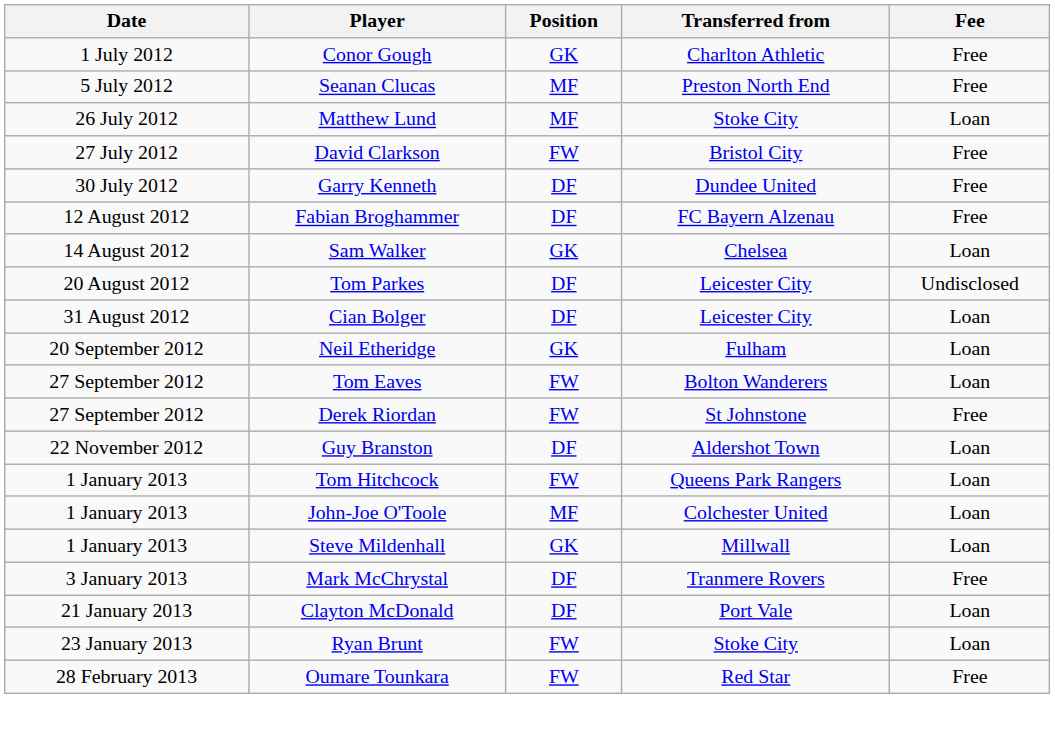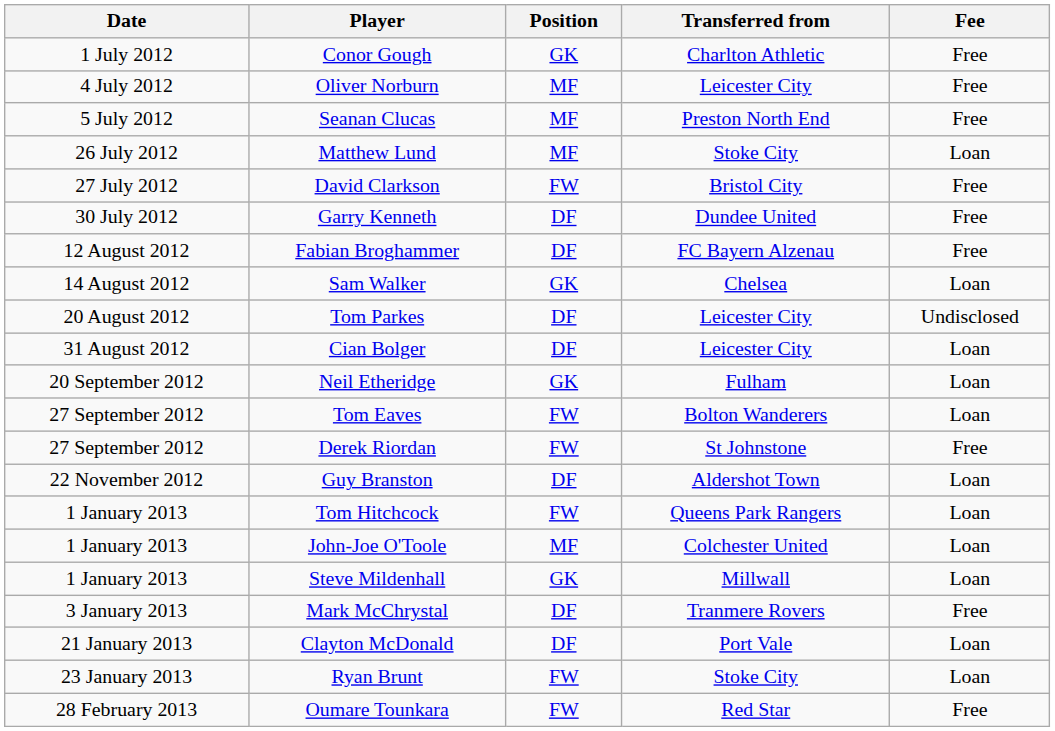+ row: (377, 86)
